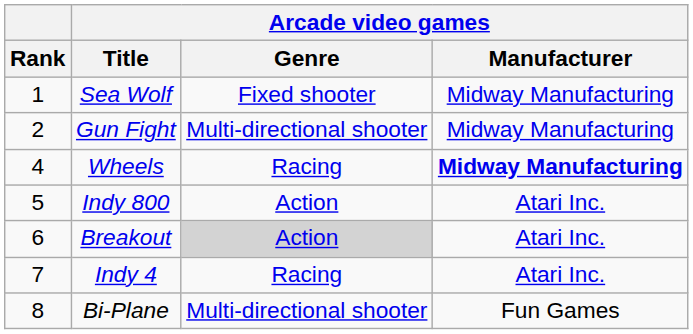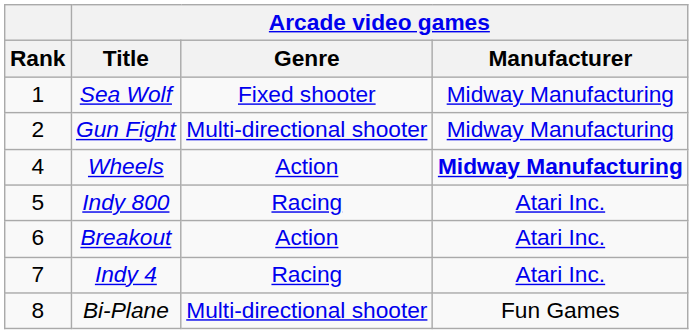(307, 166) Racing -> (307, 166) Action
(307, 202) Action -> (307, 202) Racing
(307, 238) lightgrey background -> (307, 238) no background
